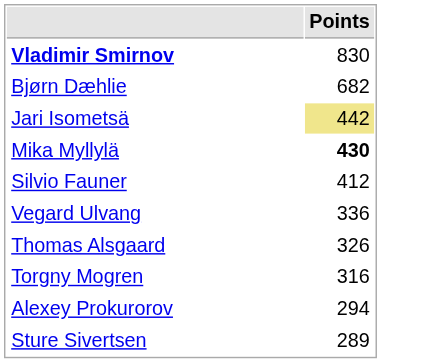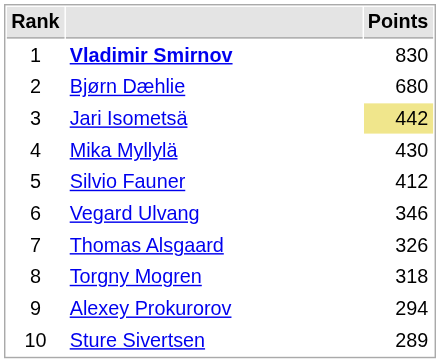+ column: (35, 22)
(353, 87) 682 -> (412, 87) 680
(353, 150) bold -> (412, 150) normal
(353, 214) 336 -> (412, 214) 346
(353, 277) 316 -> (412, 277) 318
